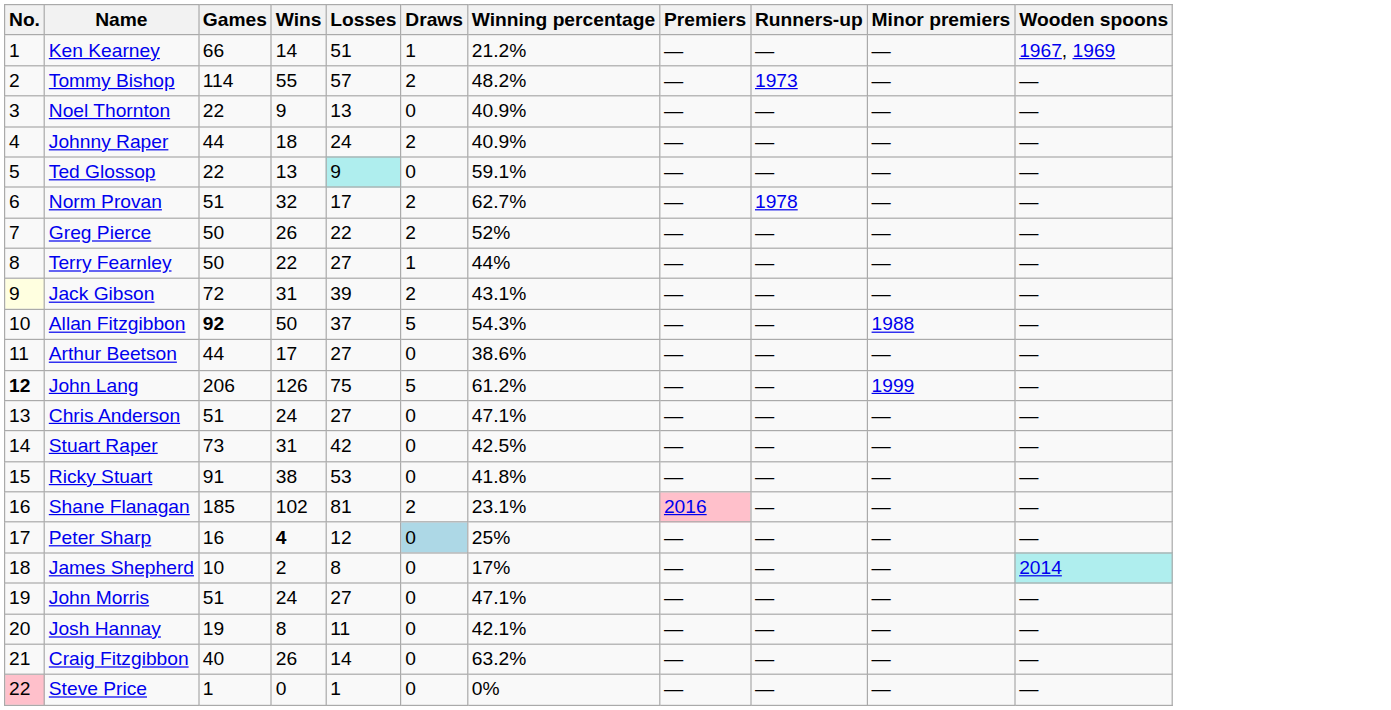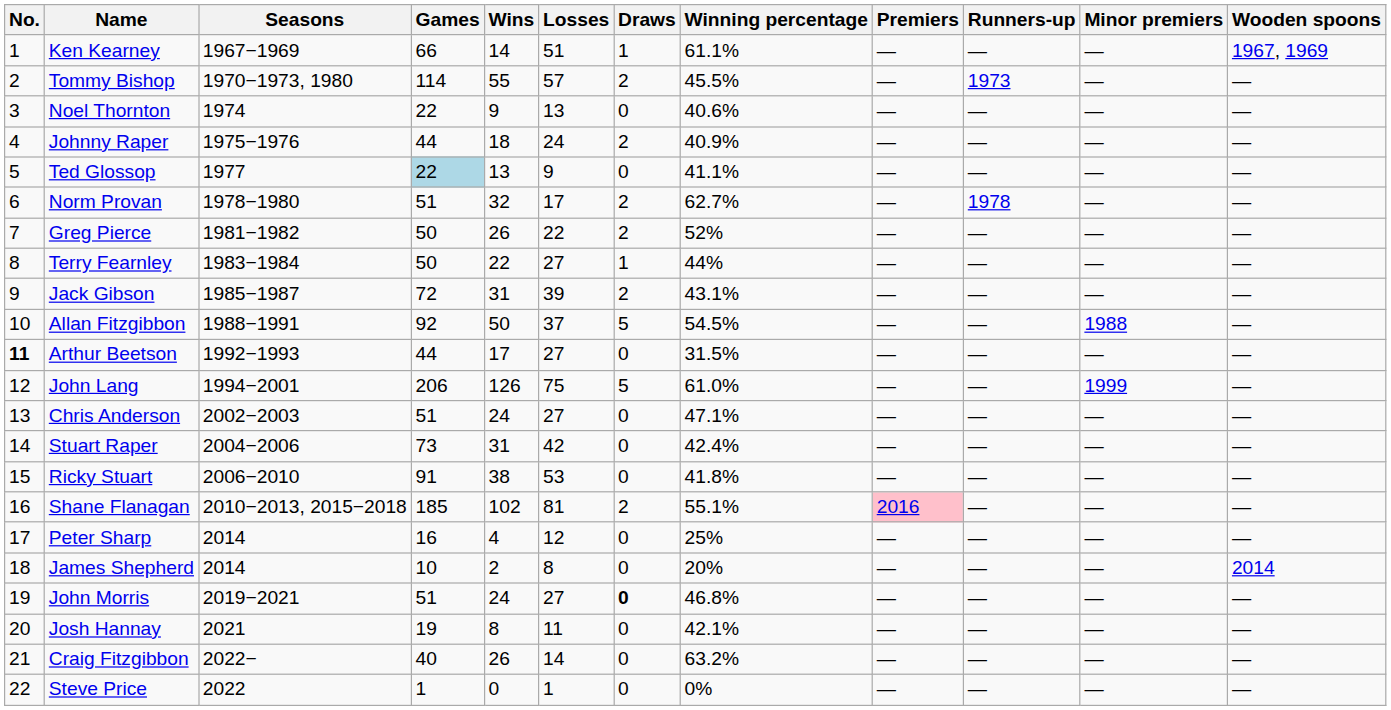+ column: (305, 19)
(499, 50) 21.2% -> (712, 50) 61.1%
(499, 80) 48.2% -> (712, 80) 45.5%
(499, 111) 40.9% -> (712, 111) 40.6%
(214, 171) no background -> (426, 171) lightblue background
(336, 171) paleturquoise background -> (548, 171) no background
(499, 171) 59.1% -> (712, 171) 41.1%
(14, 293) lightyellow background -> (14, 293) no background
(214, 324) bold -> (426, 324) normal
(499, 324) 54.3% -> (712, 324) 54.5%
(19, 354) normal -> (19, 354) bold
(499, 354) 38.6% -> (712, 354) 31.5%
(20, 385) bold -> (20, 385) normal
(499, 385) 61.2% -> (712, 385) 61.0%
(499, 446) 42.5% -> (712, 446) 42.4%
(499, 506) 23.1% -> (712, 506) 55.1%
(281, 537) bold -> (494, 537) normal
(411, 537) lightblue background -> (623, 537) no background
(491, 567) 17% -> (704, 567) 20%
(1041, 567) paleturquoise background -> (1253, 567) no background
(411, 598) normal -> (623, 598) bold
(499, 598) 47.1% -> (712, 598) 46.8%
(20, 689) pink background -> (20, 689) no background
